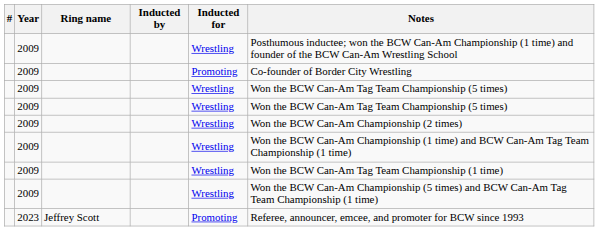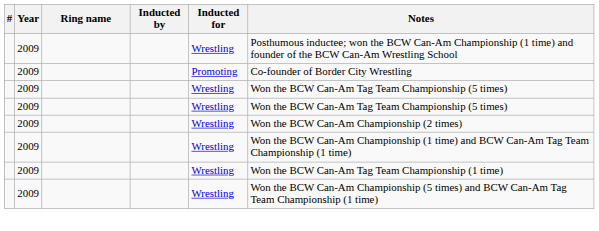- row: (28, 217)
